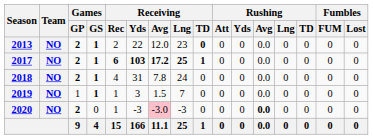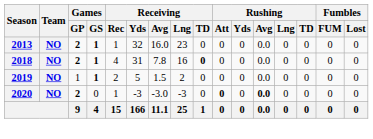(116, 45) 2 -> (116, 45) 1
(137, 45) 22 -> (137, 45) 32
(160, 45) 12.0 -> (160, 45) 16.0
(203, 45) bold -> (203, 45) normal
- row: (22, 61)
(182, 77) 24 -> (182, 61) 16
(203, 77) normal -> (203, 61) bold
(116, 93) 1 -> (116, 77) 2
(137, 93) 3 -> (137, 77) 5
(182, 93) 7 -> (182, 77) 2
(160, 110) pink background -> (160, 93) no background
(222, 110) normal -> (222, 93) bold
